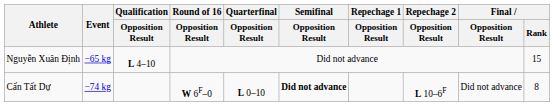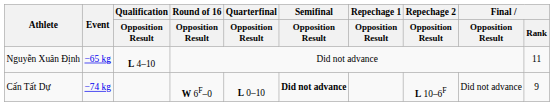(537, 59) 15 -> (537, 59) 11
(537, 86) 8 -> (537, 86) 9
